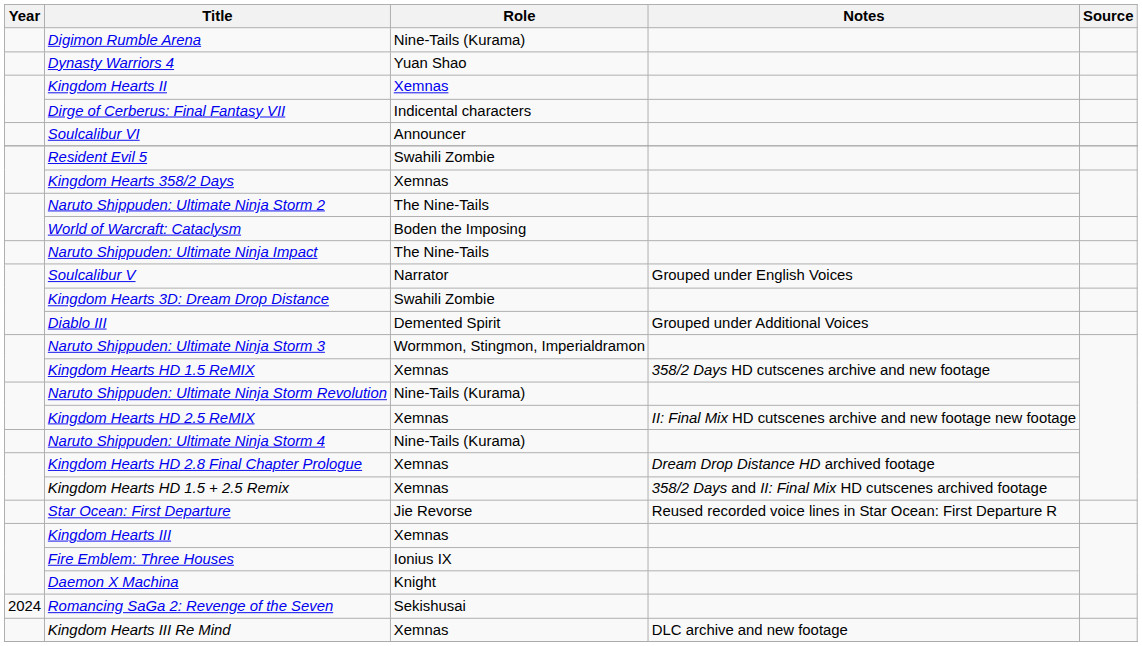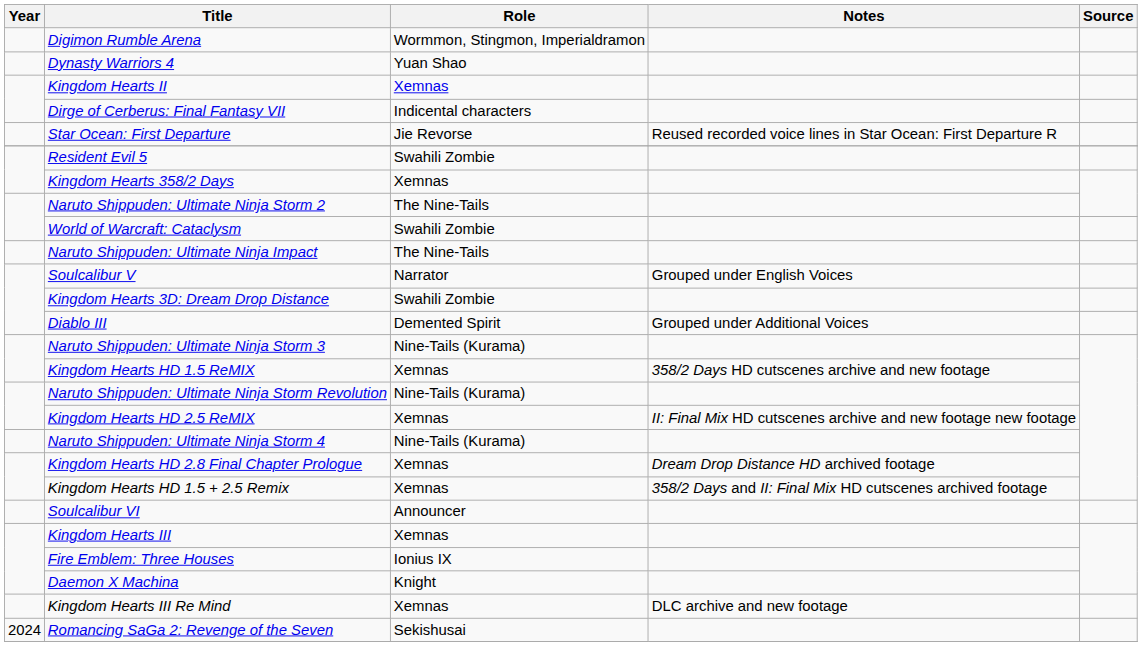(460, 39) Nine-Tails (Kurama) -> (519, 39) Wormmon, Stingmon, Imperialdramon
rows swapped: (139, 511) <-> (94, 134)
(460, 228) Boden the Imposing -> (444, 228) Swahili Zombie
(519, 346) Wormmon, Stingmon, Imperialdramon -> (460, 346) Nine-Tails (Kurama)
rows swapped: (139, 629) <-> (191, 606)
